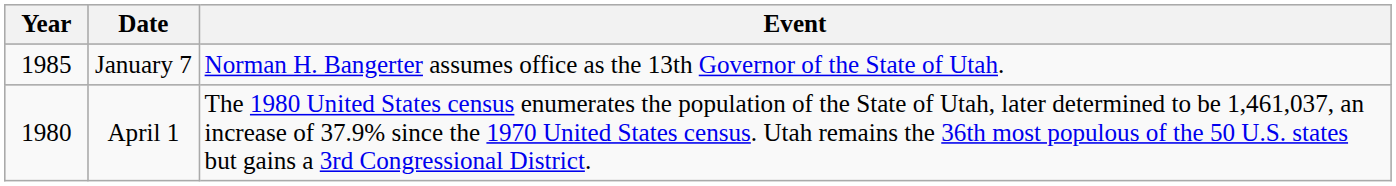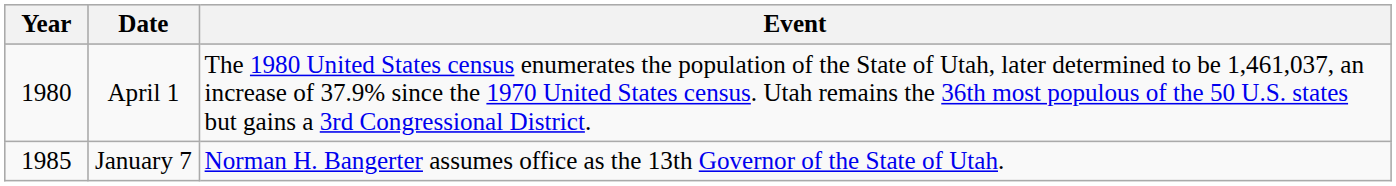rows swapped: (143, 64) <-> (143, 132)
